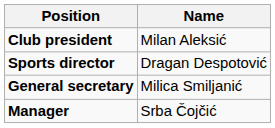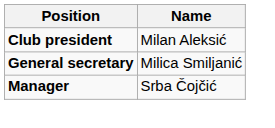- row: (61, 63)
